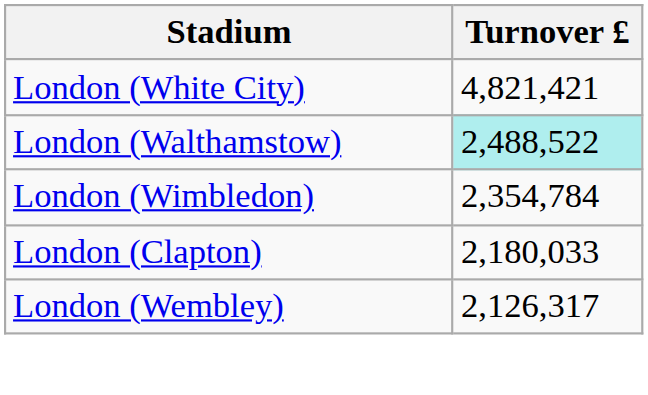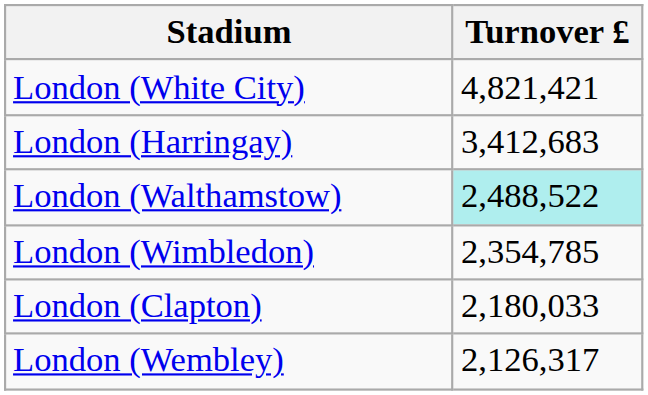+ row: (153, 141)
(530, 196) 2,354,784 -> (530, 251) 2,354,785
